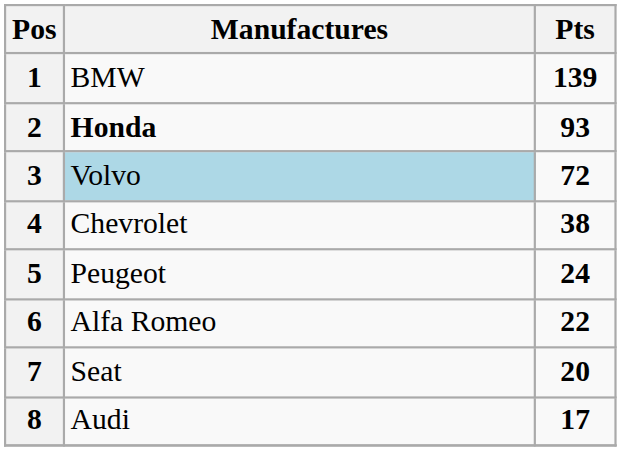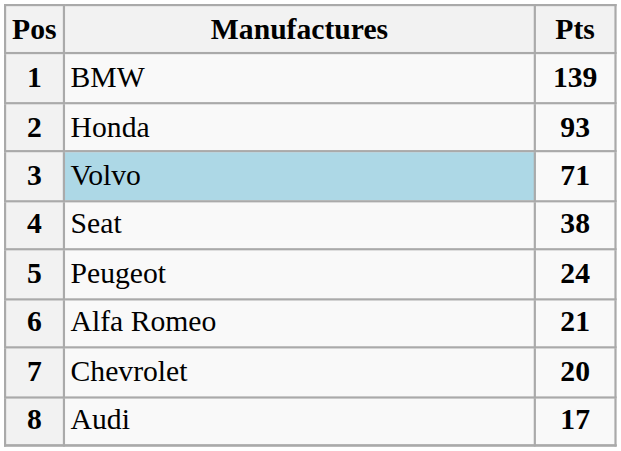(113, 126) bold -> (110, 126) normal
(575, 175) 72 -> (575, 175) 71
(129, 224) Chevrolet -> (96, 224) Seat
(575, 322) 22 -> (575, 322) 21
(96, 370) Seat -> (129, 370) Chevrolet
